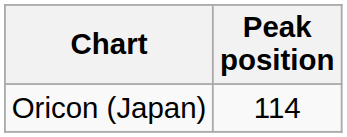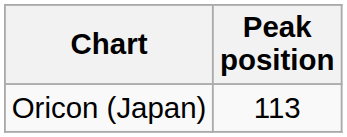(277, 107) 114 -> (277, 107) 113
